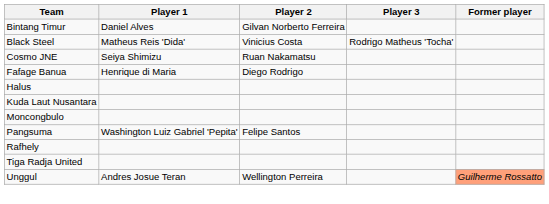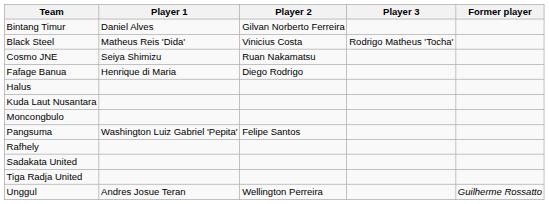+ row: (42, 162)
(500, 177) lightsalmon background -> (500, 192) no background
